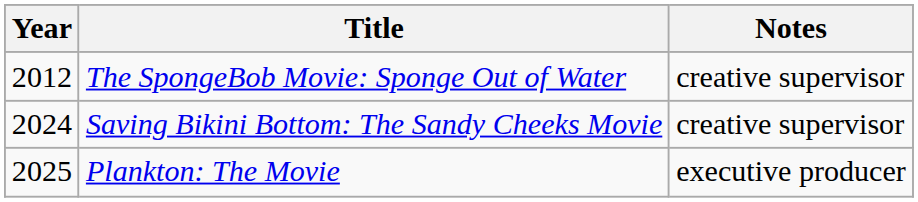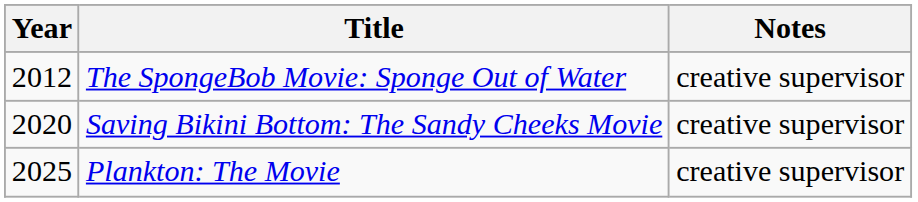(42, 123) 2024 -> (42, 123) 2020
(791, 171) executive producer -> (790, 171) creative supervisor
